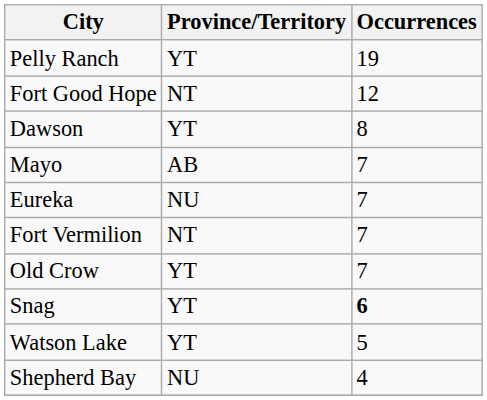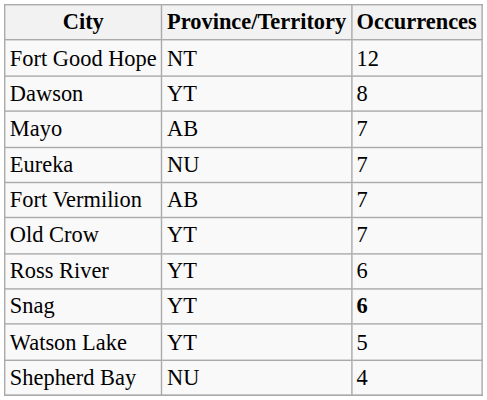- row: (64, 57)
(182, 235) NT -> (183, 199) AB
+ row: (59, 270)
